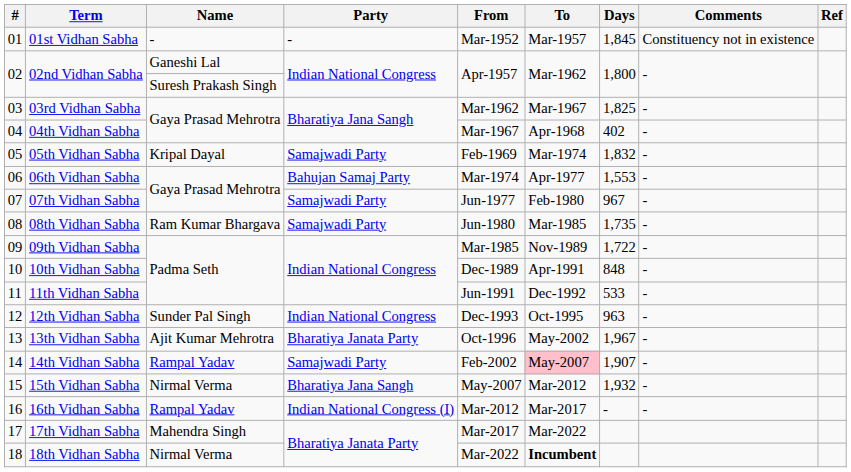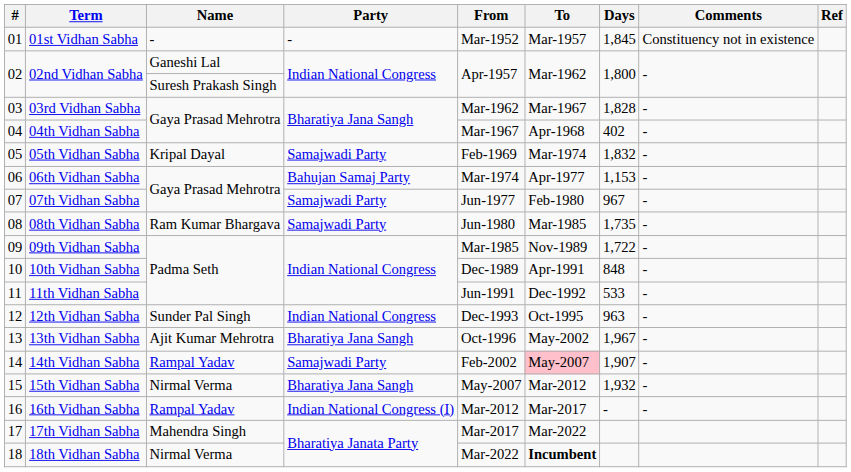(619, 108) 1,825 -> (619, 108) 1,828
(619, 177) 1,553 -> (619, 177) 1,153
(353, 339) Bharatiya Janata Party -> (350, 339) Bharatiya Jana Sangh
